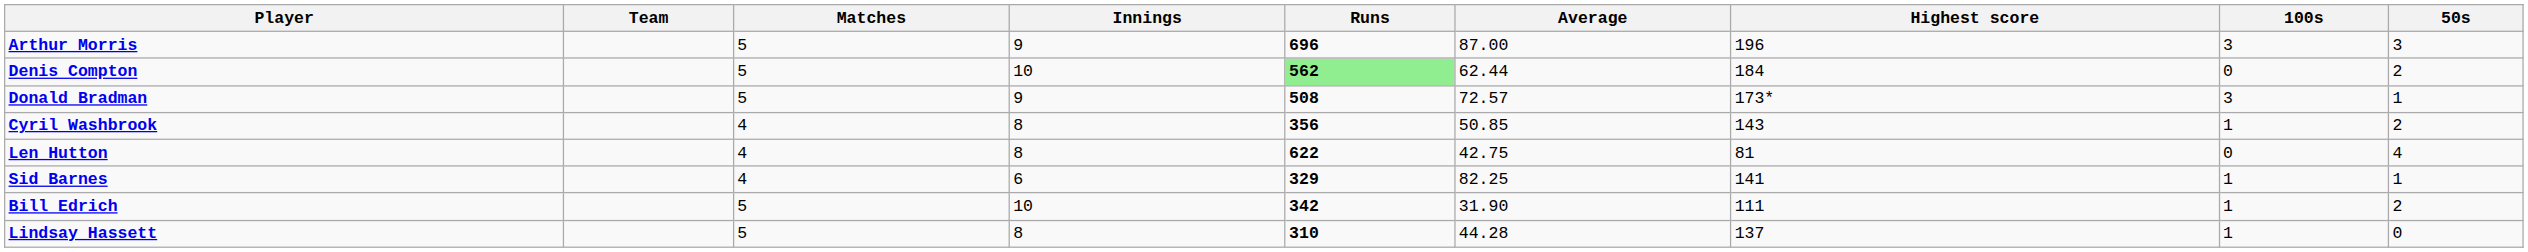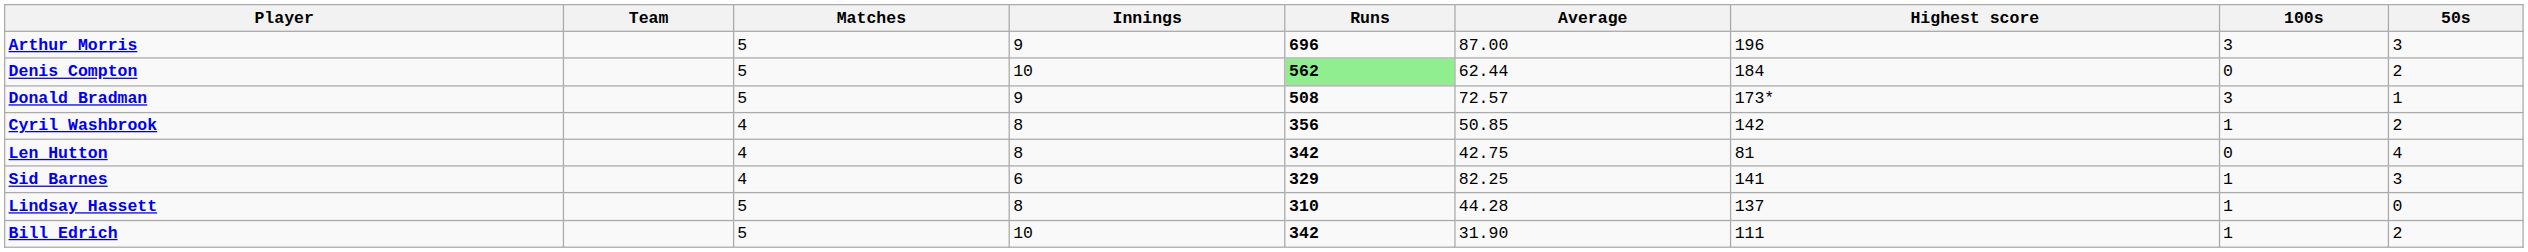(1749, 126) 143 -> (1749, 126) 142
(1304, 153) 622 -> (1304, 153) 342
(2398, 180) 1 -> (2398, 180) 3
rows swapped: (63, 206) <-> (83, 233)
